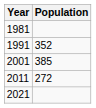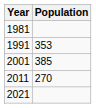(43, 45) 352 -> (43, 45) 353
(43, 78) 272 -> (43, 78) 270
